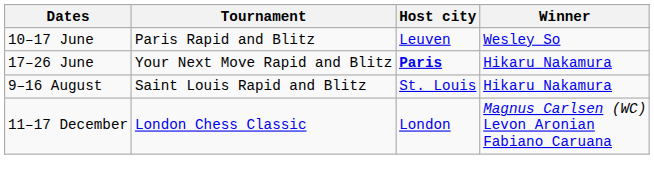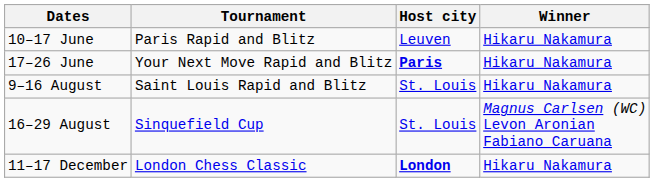(522, 40) Wesley So -> (548, 40) Hikaru Nakamura
+ row: (59, 126)
(425, 126) normal -> (425, 166) bold
(565, 126) Magnus Carlsen (WC) Levon Aronian Fabiano Caruana -> (548, 166) Hikaru Nakamura
